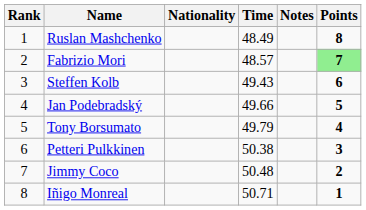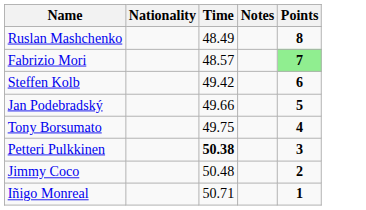- column: (24, 15)
(258, 82) 49.43 -> (218, 82) 49.42
(258, 127) 49.79 -> (218, 127) 49.75
(258, 149) normal -> (218, 149) bold
